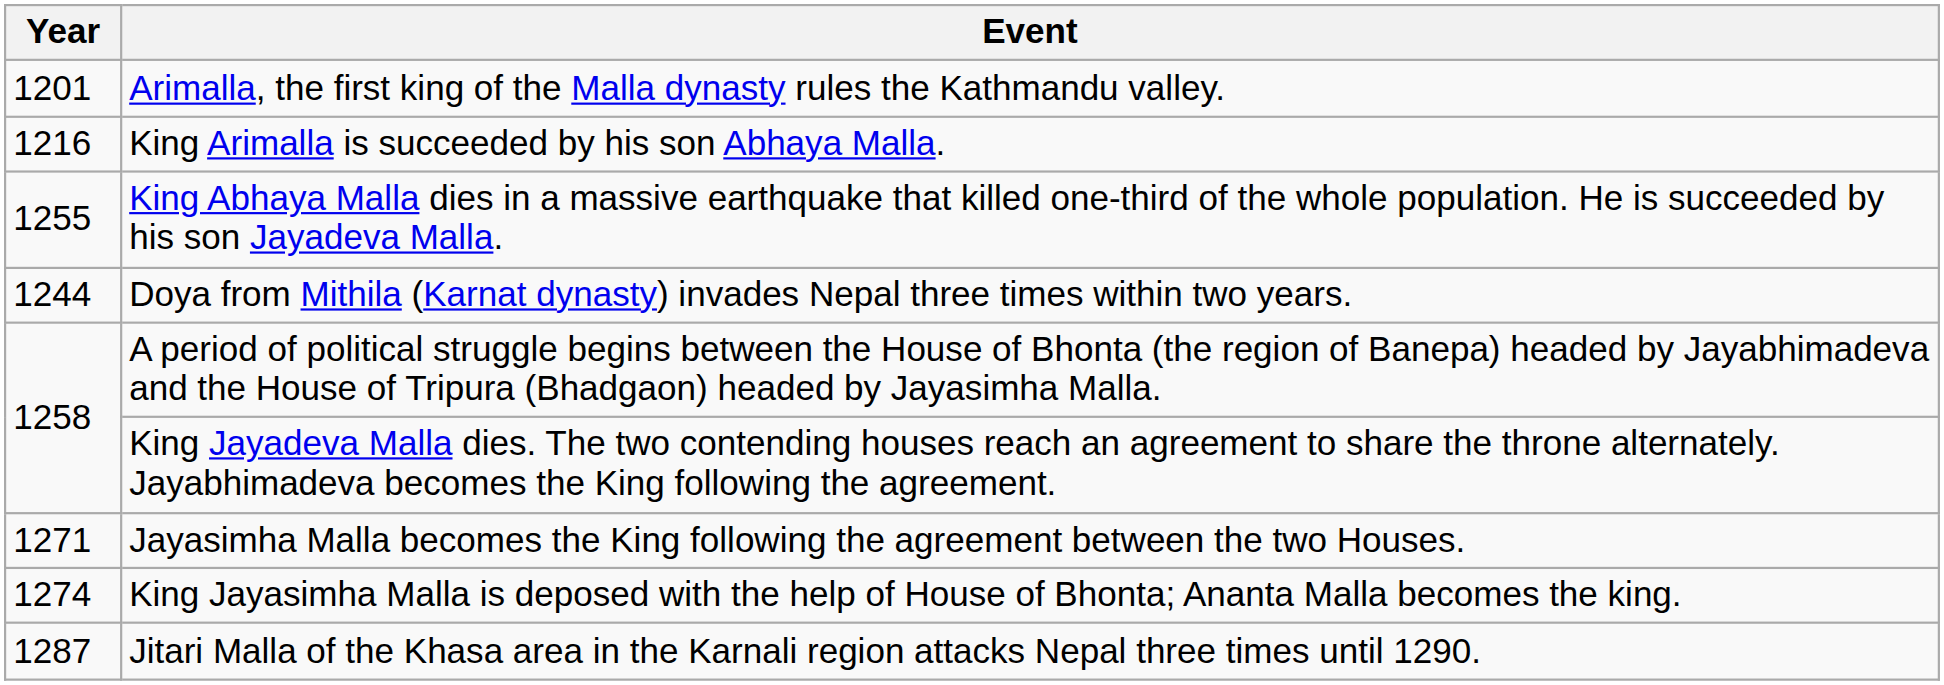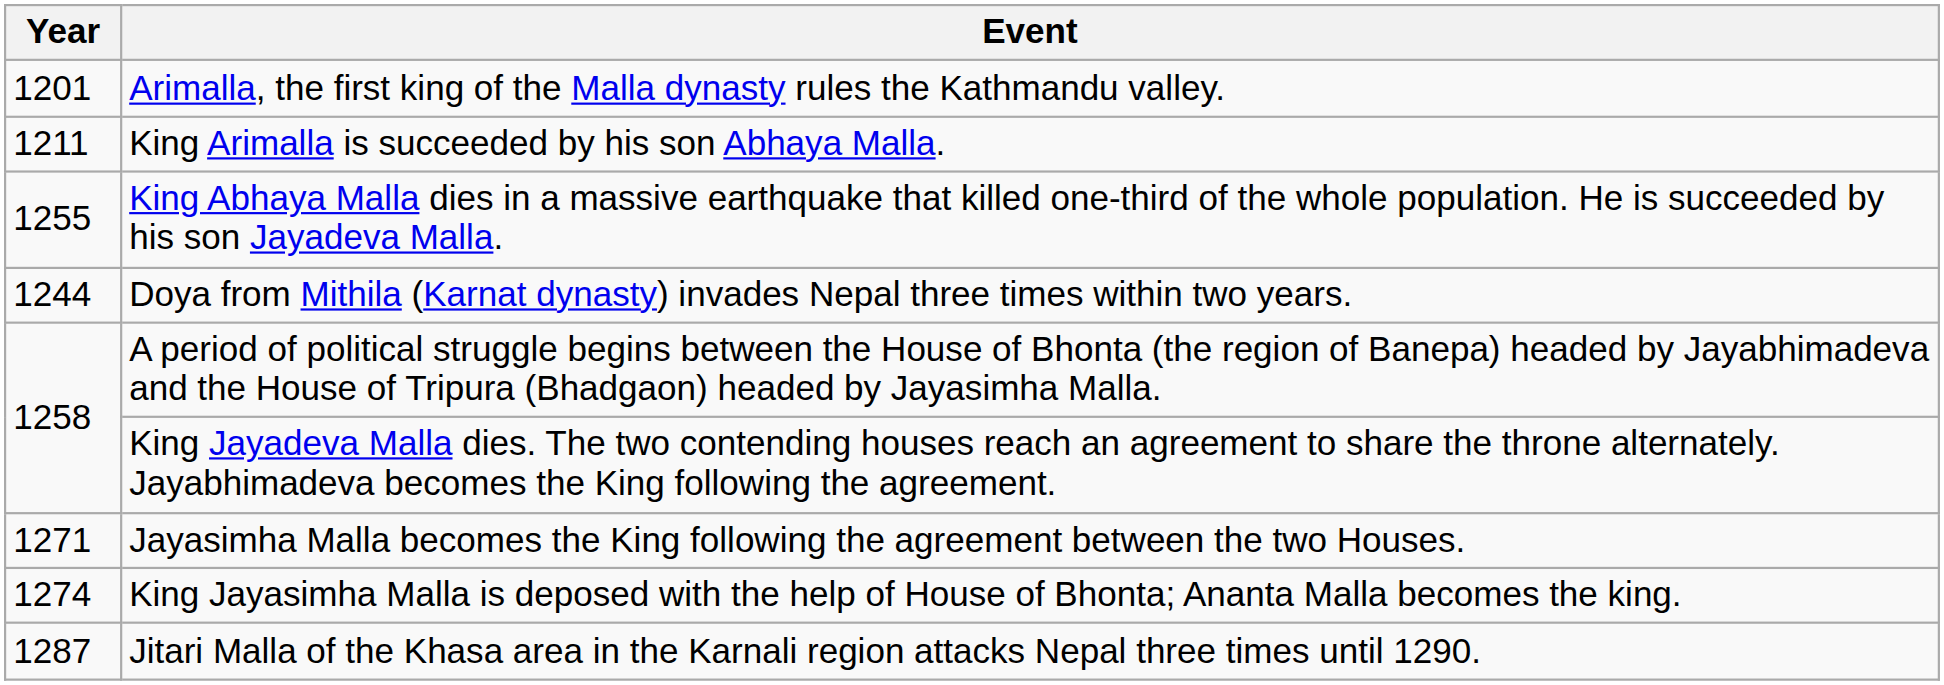(52, 143) 1216 -> (51, 143) 1211
